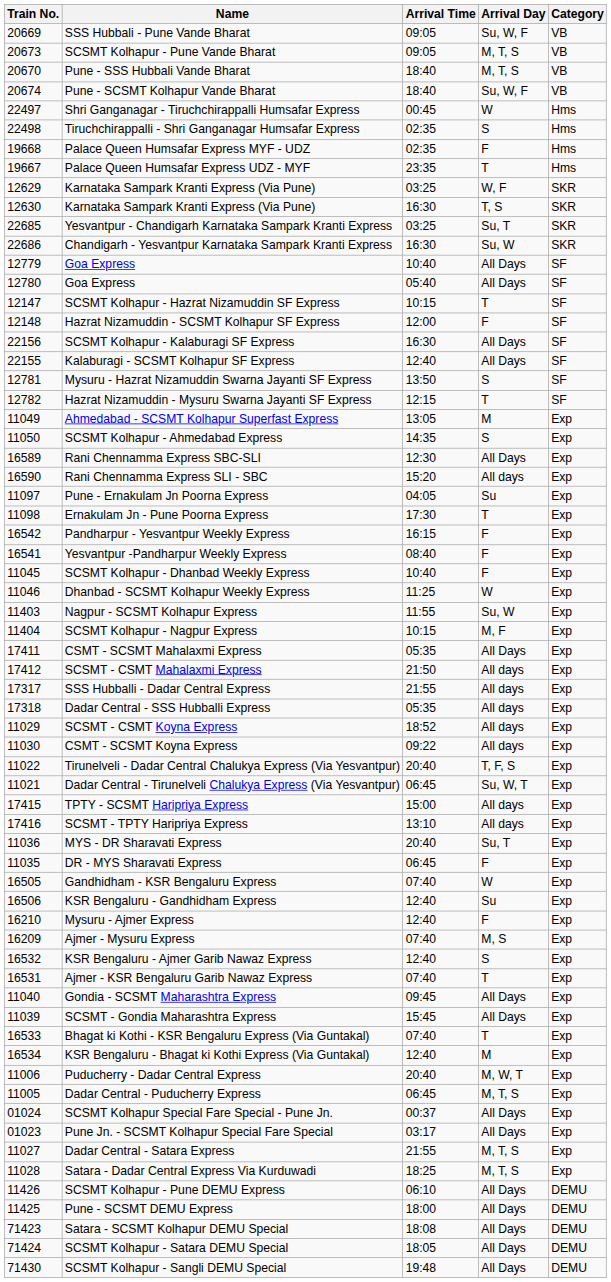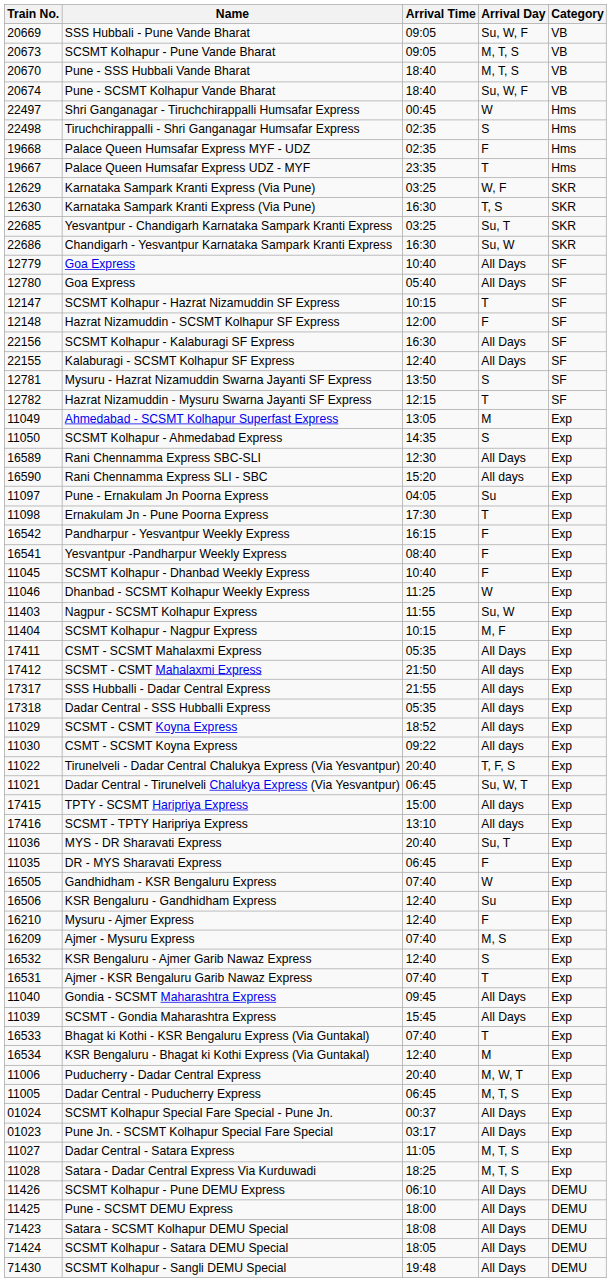(421, 1151) 21:55 -> (420, 1151) 11:05
